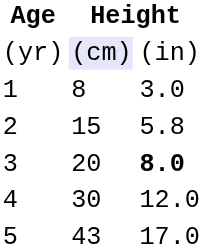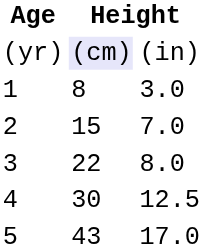(162, 127) 5.8 -> (162, 127) 7.0
(86, 164) 20 -> (86, 164) 22
(162, 164) bold -> (162, 164) normal
(170, 201) 12.0 -> (170, 201) 12.5
